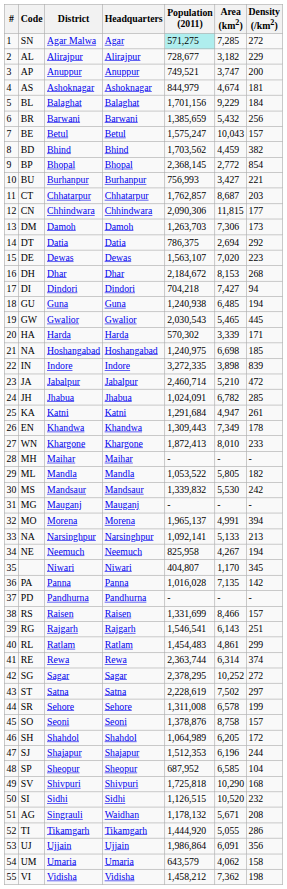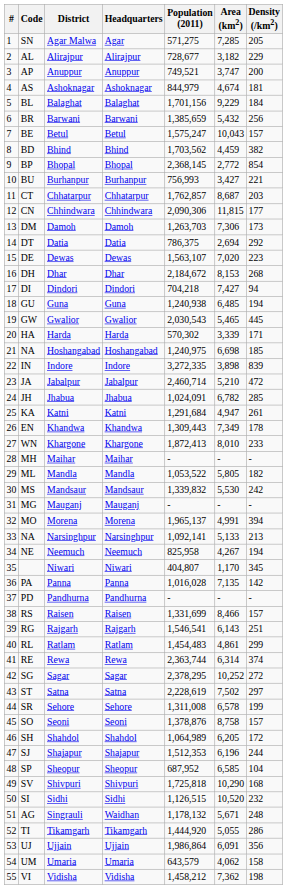(183, 41) paleturquoise background -> (183, 41) no background
(256, 41) 272 -> (256, 41) 205
(256, 815) 208 -> (256, 815) 248
